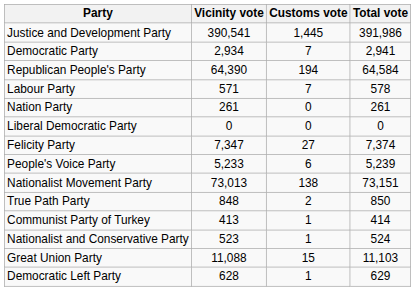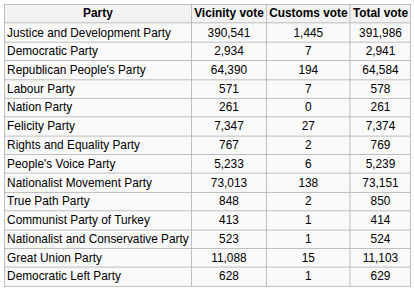- row: (72, 126)
+ row: (74, 145)
